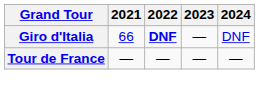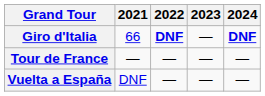(236, 36) normal -> (242, 36) bold
+ row: (59, 79)
